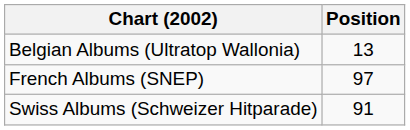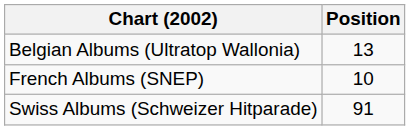(363, 79) 97 -> (363, 79) 10
